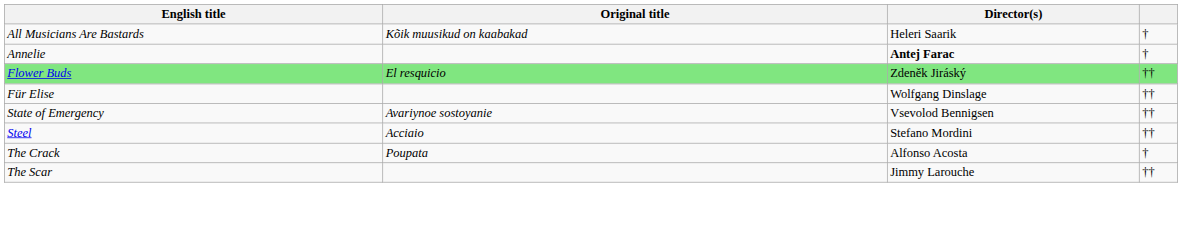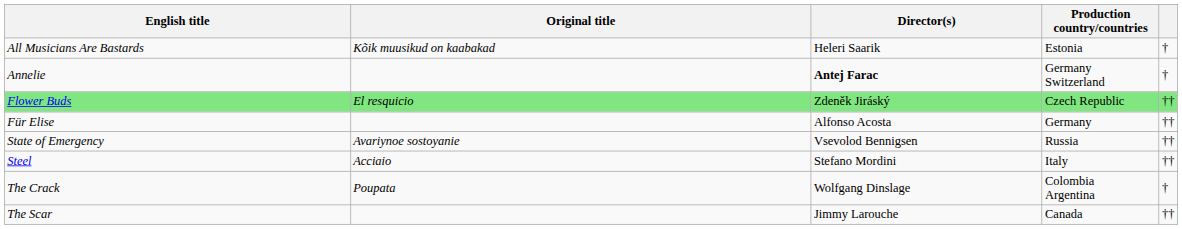+ column: (1101, 21)
(938, 93) Wolfgang Dinslage -> (853, 121) Alfonso Acosta
(929, 152) Alfonso Acosta -> (862, 188) Wolfgang Dinslage
